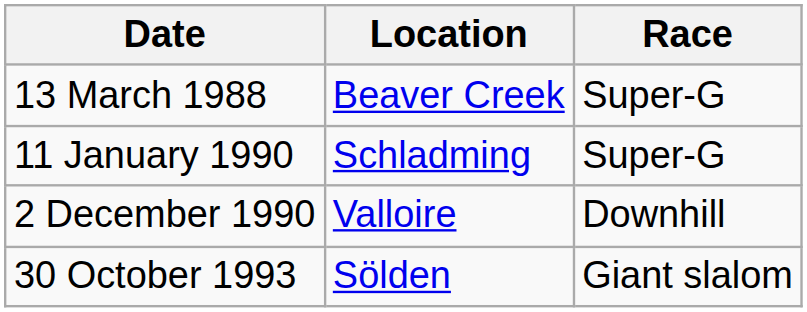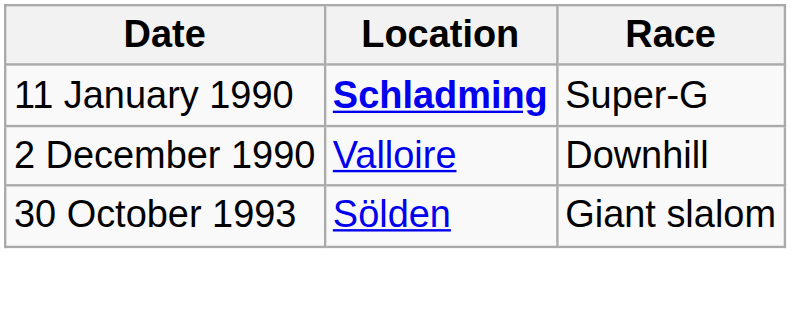- row: (140, 94)
(432, 154) normal -> (440, 94) bold
